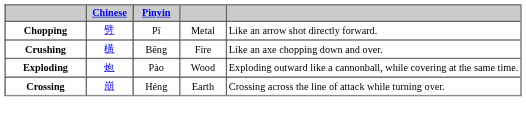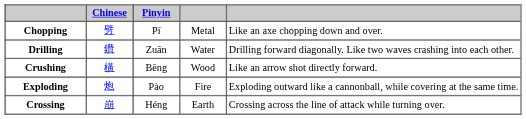(303, 30) Like an arrow shot directly forward. -> (306, 30) Like an axe chopping down and over.
+ row: (45, 49)
(203, 49) Fire -> (203, 67) Wood
(306, 49) Like an axe chopping down and over. -> (303, 67) Like an arrow shot directly forward.
(203, 67) Wood -> (203, 86) Fire
